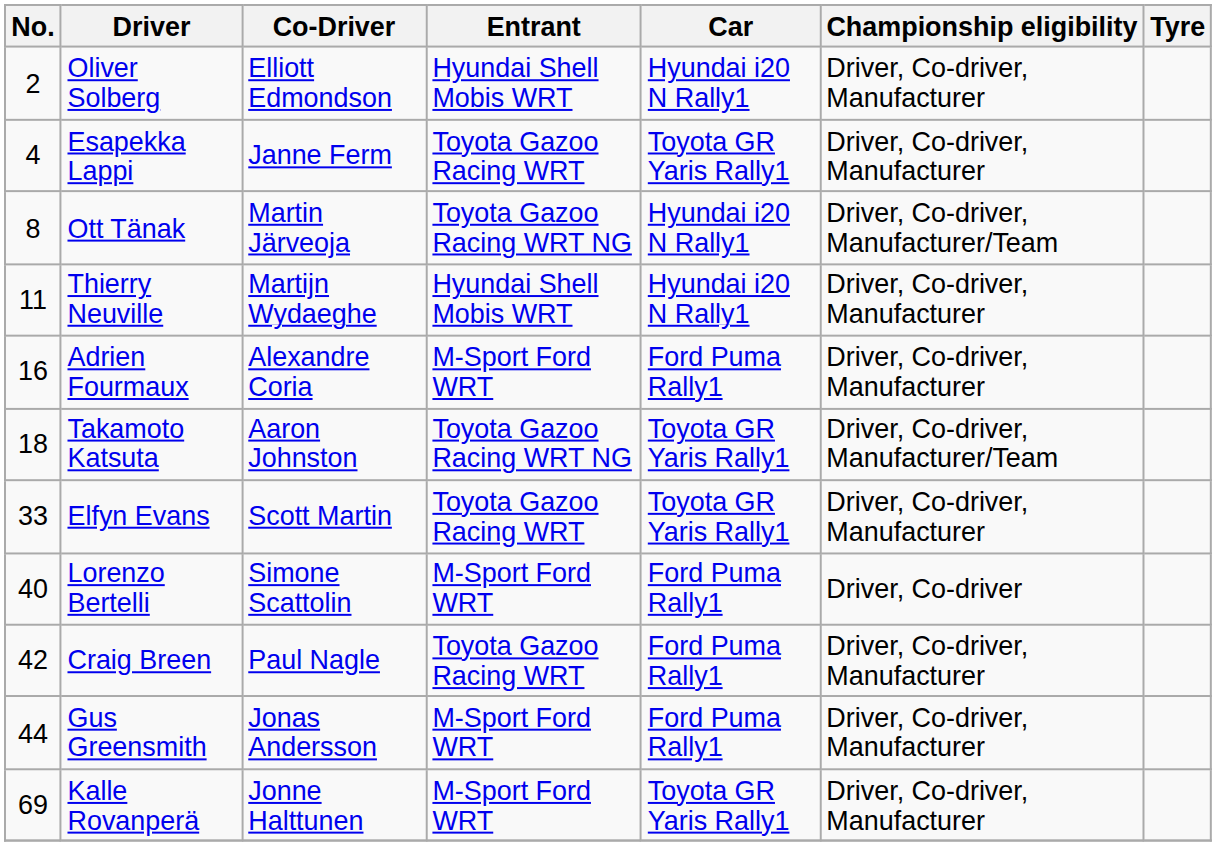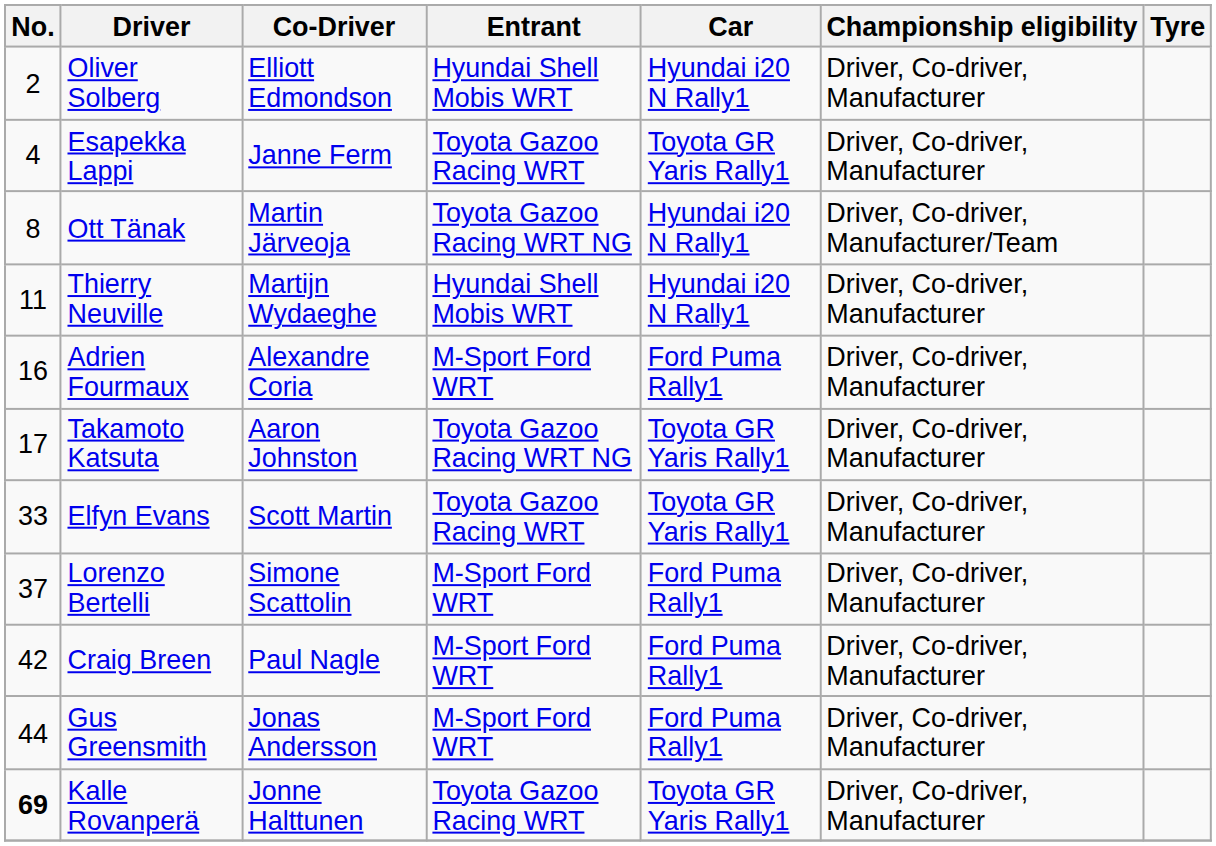(33, 444) 18 -> (33, 444) 17
(942, 444) Driver, Co-driver, Manufacturer/Team -> (927, 444) Driver, Co-driver, Manufacturer
(33, 588) 40 -> (33, 588) 37
(924, 588) Driver, Co-driver -> (927, 588) Driver, Co-driver, Manufacturer
(515, 660) Toyota Gazoo Racing WRT -> (512, 660) M-Sport Ford WRT
(33, 805) normal -> (33, 805) bold
(512, 805) M-Sport Ford WRT -> (515, 805) Toyota Gazoo Racing WRT
